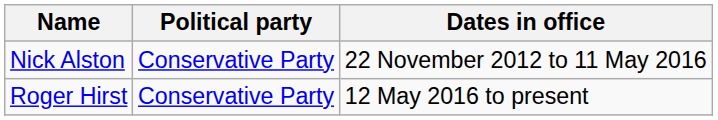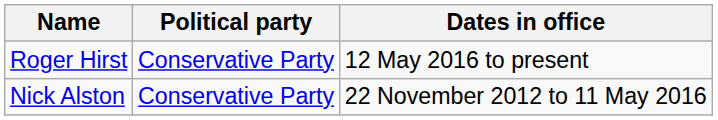rows swapped: (67, 59) <-> (69, 96)
